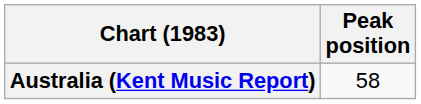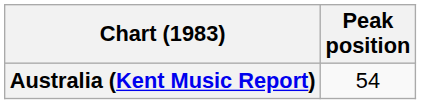(368, 80) 58 -> (368, 80) 54
